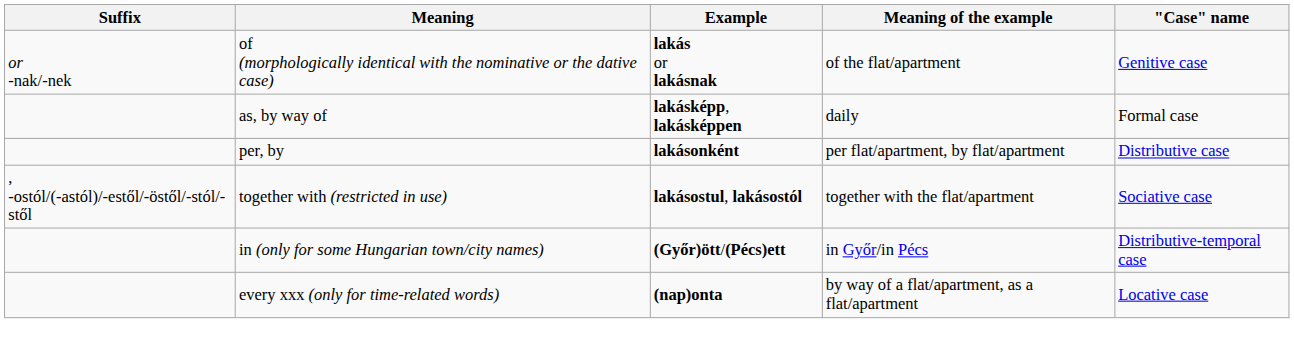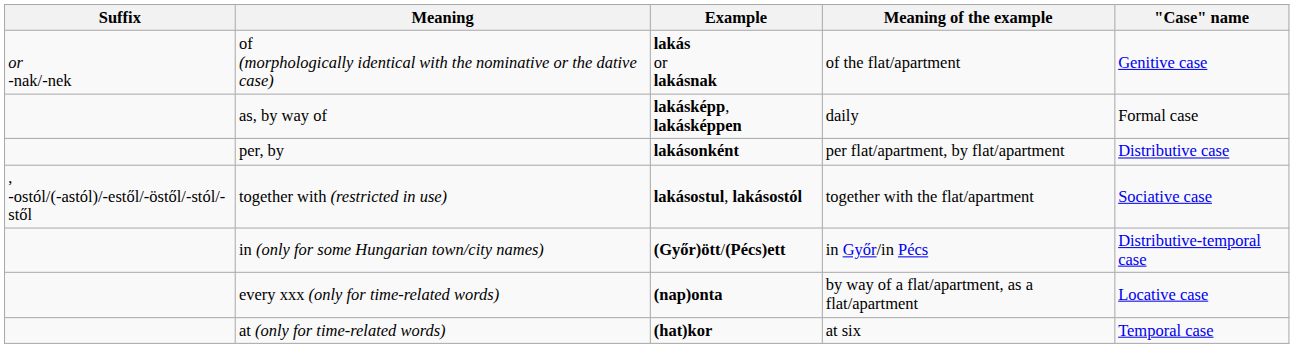+ row: (342, 330)
